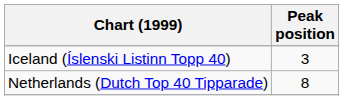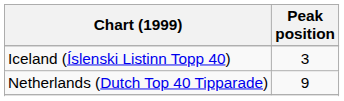(305, 82) 8 -> (305, 82) 9
